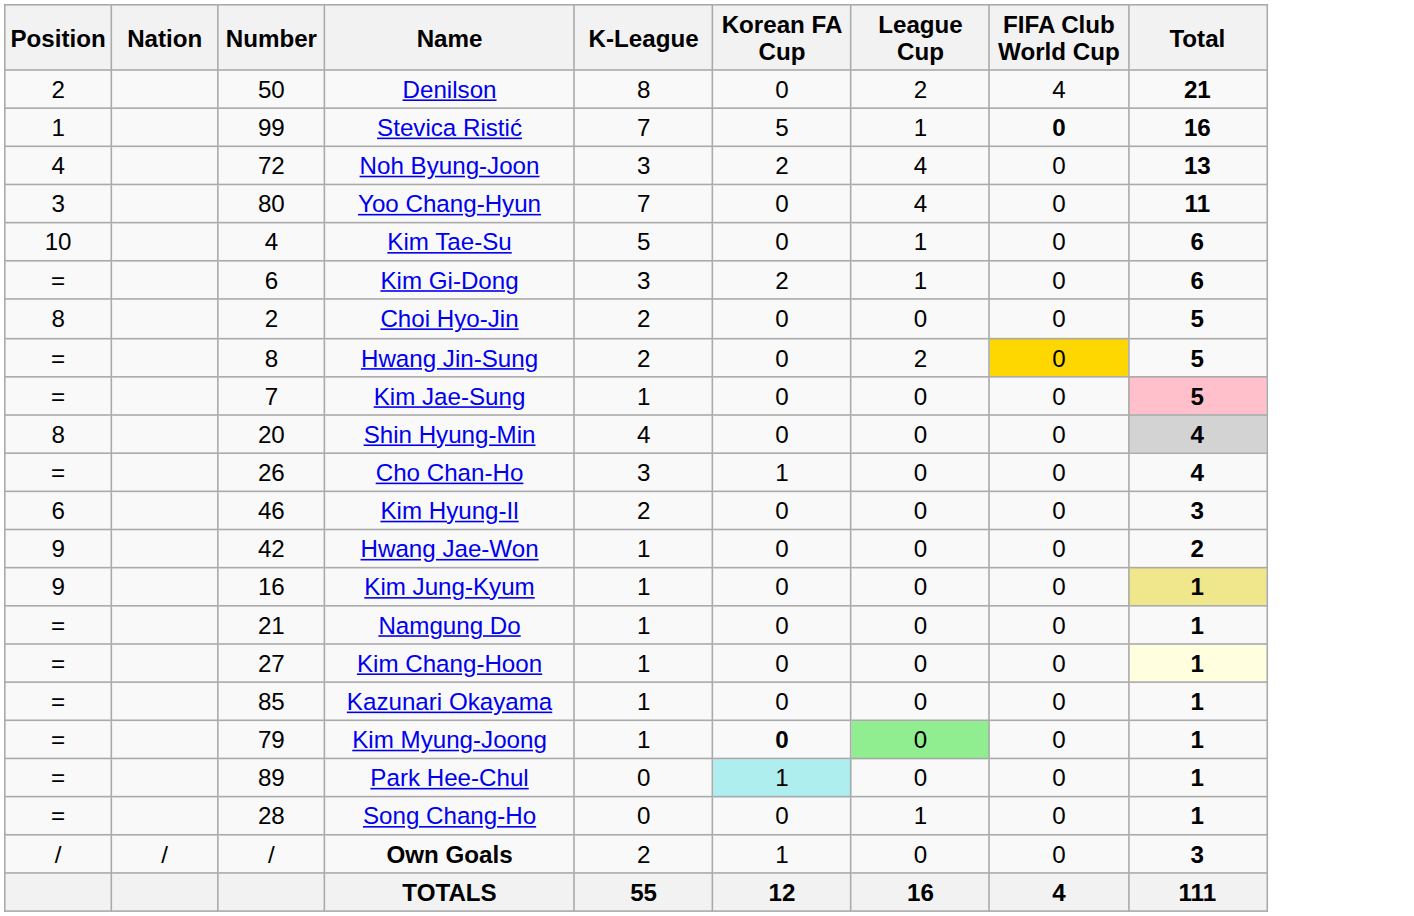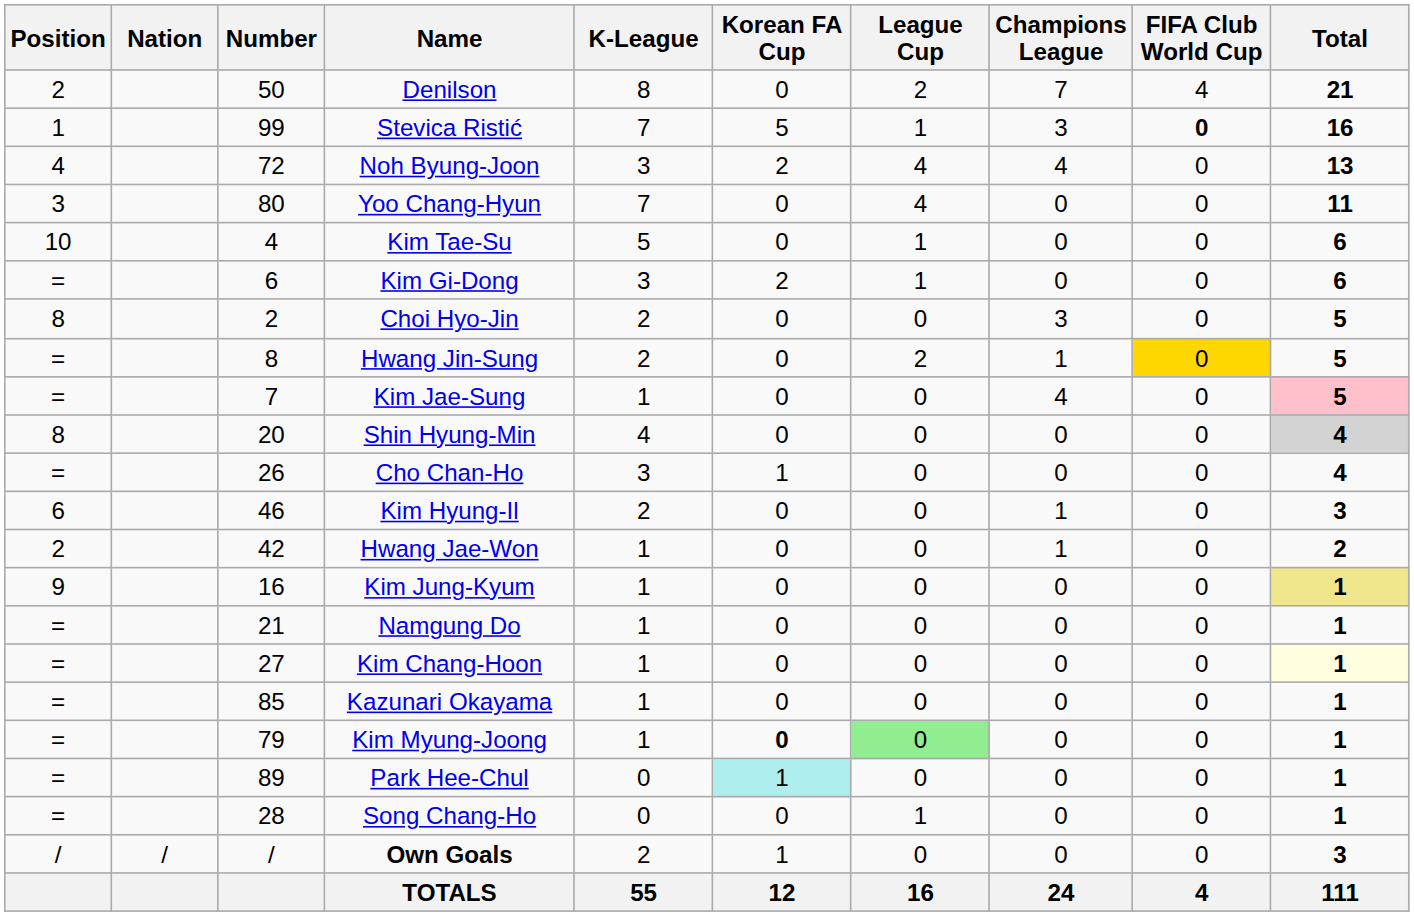+ column: (1061, 38)
(58, 549) 9 -> (58, 549) 2
